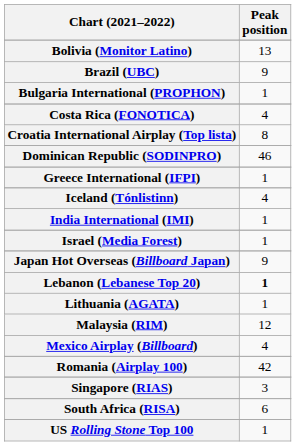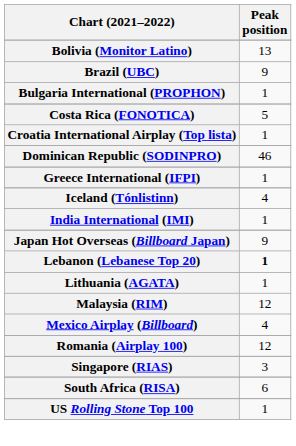(265, 114) 4 -> (265, 114) 5
(265, 135) 8 -> (265, 135) 1
- row: (122, 240)
(265, 366) 42 -> (265, 345) 12
